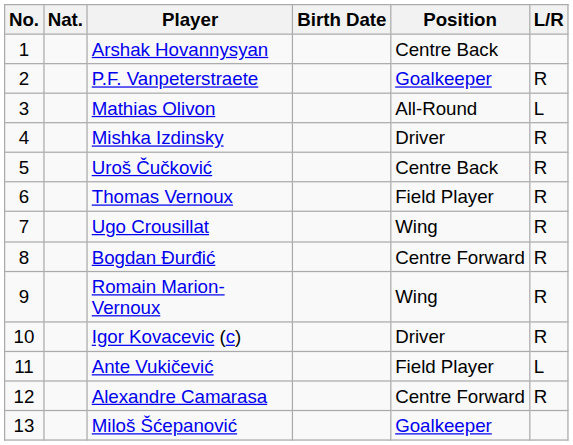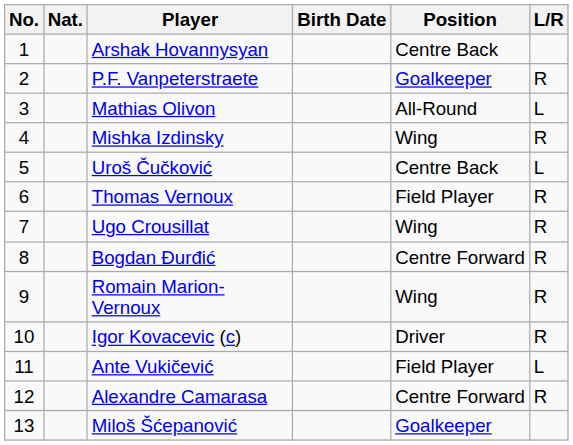(420, 138) Driver -> (416, 138) Wing
(540, 168) R -> (539, 168) L
